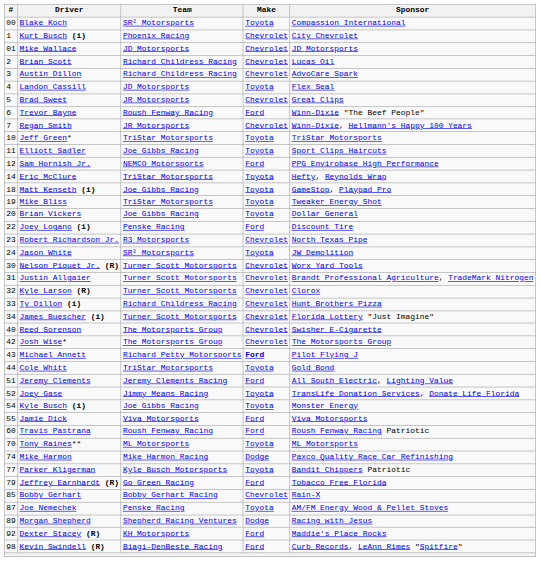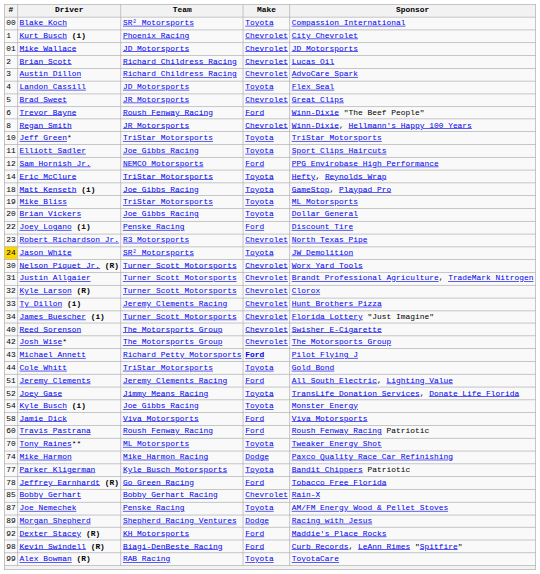(9, 126) 7 -> (9, 126) 8
(337, 202) Tweaker Energy Shot -> (325, 202) ML Motorsports
(11, 253) no background -> (11, 253) gold background
(180, 305) Richard Childress Racing -> (175, 305) Jeremy Clements Racing
(11, 419) 55 -> (11, 419) 58
(325, 445) ML Motorsports -> (337, 445) Tweaker Energy Shot
(11, 483) 79 -> (11, 483) 78
+ row: (55, 560)
